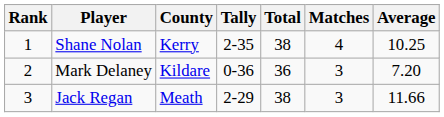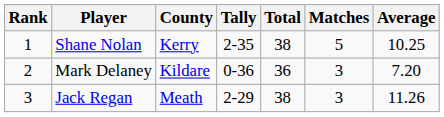(339, 44) 4 -> (339, 44) 5
(406, 97) 11.66 -> (406, 97) 11.26
